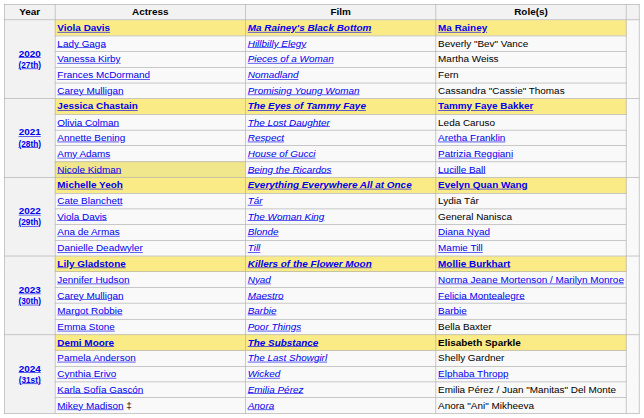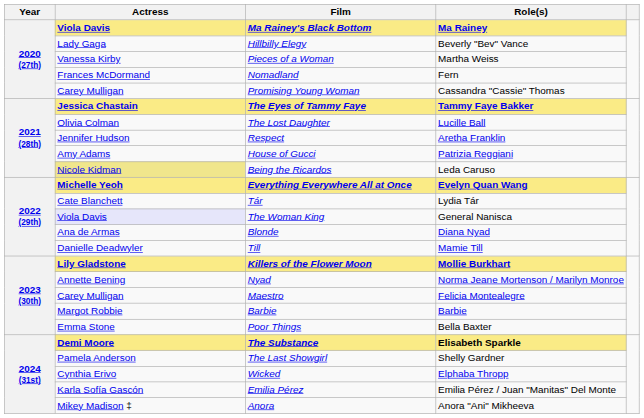(467, 122) Leda Caruso -> (462, 122) Lucille Ball
(91, 138) Annette Bening -> (93, 138) Jennifer Hudson
(462, 169) Lucille Ball -> (467, 169) Leda Caruso
(82, 216) no background -> (82, 216) lavender background
(93, 279) Jennifer Hudson -> (91, 279) Annette Bening
